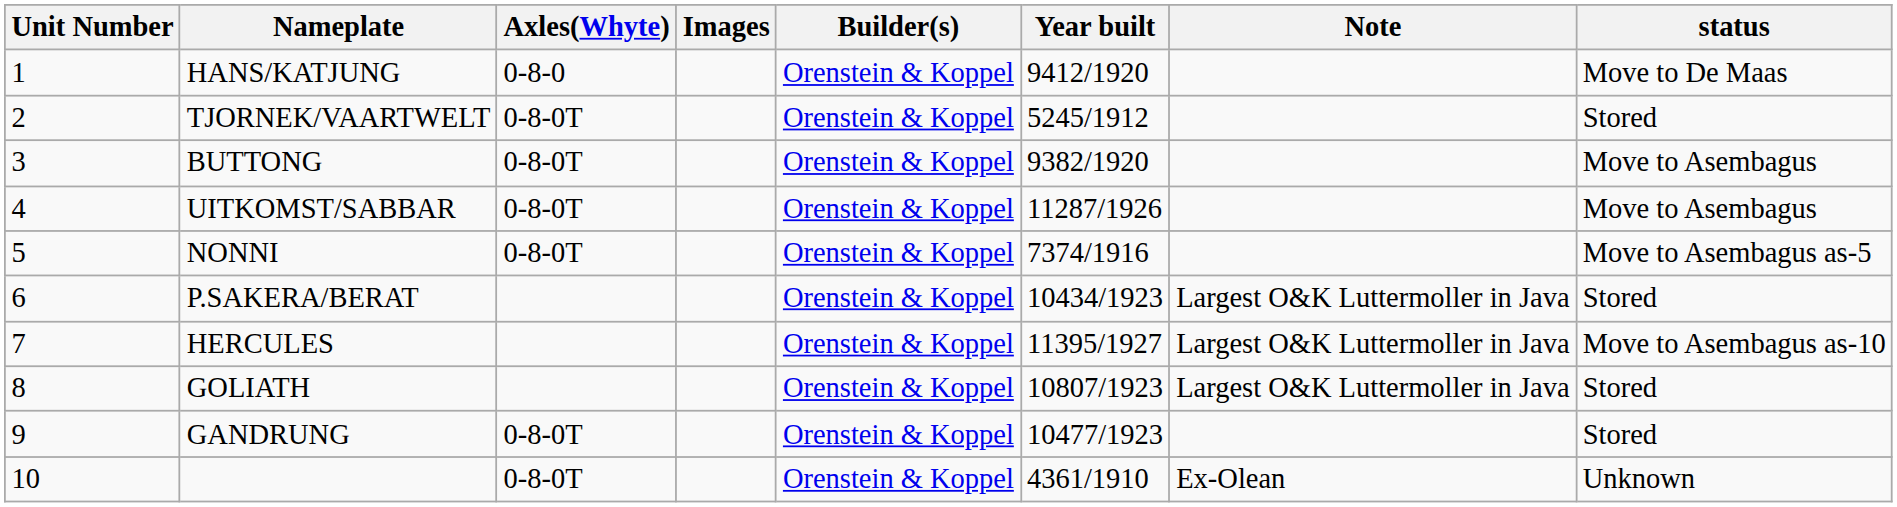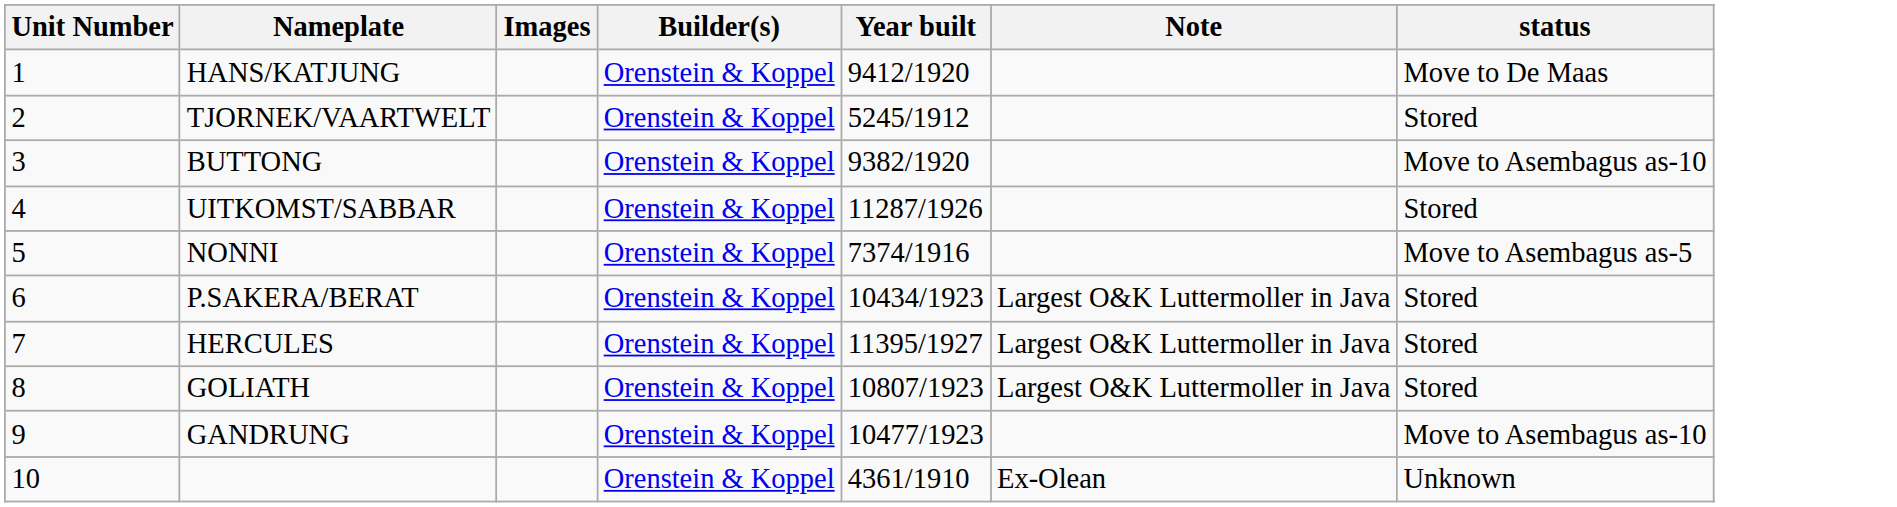- column: (587, 27)
(1700, 162) Move to Asembagus -> (1555, 162) Move to Asembagus as-10
(1700, 207) Move to Asembagus -> (1441, 207) Stored
(1734, 343) Move to Asembagus as-10 -> (1441, 343) Stored
(1620, 433) Stored -> (1555, 433) Move to Asembagus as-10
